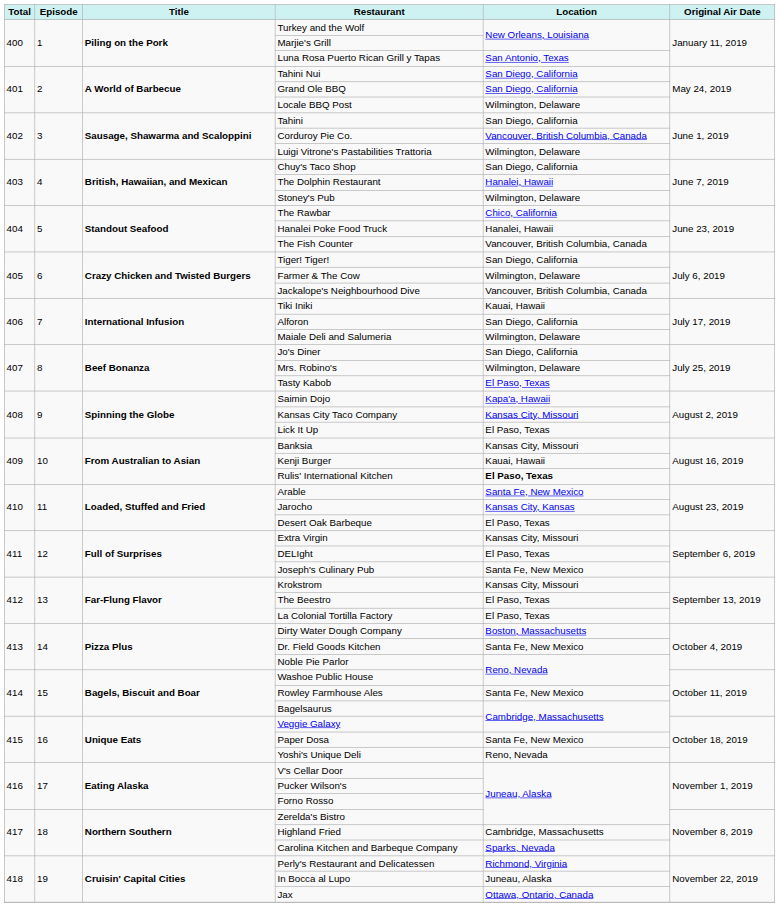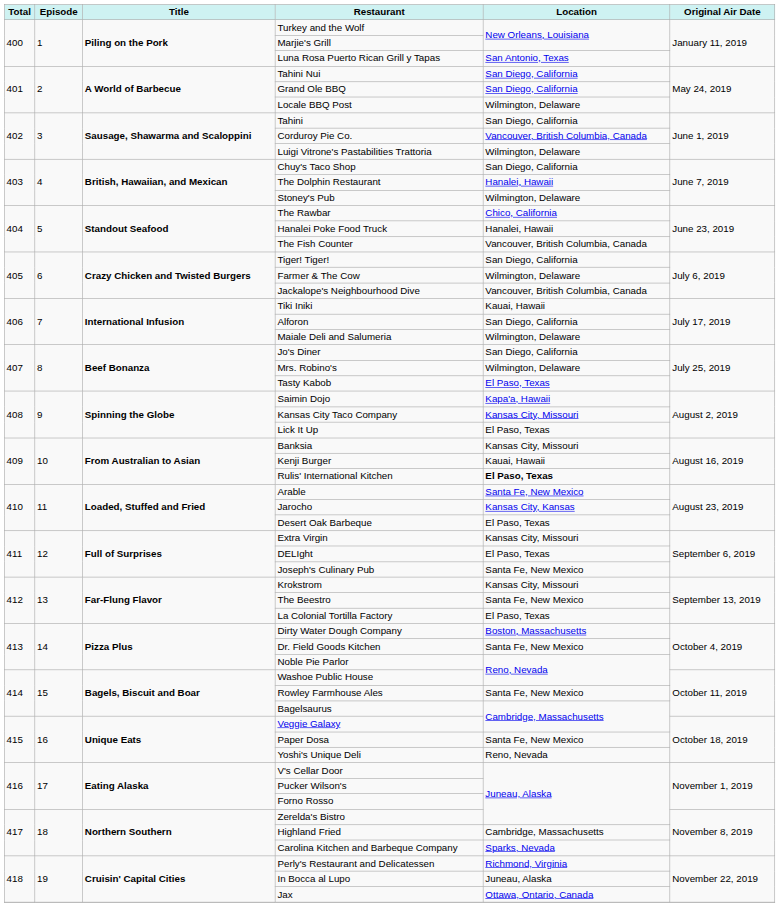(518, 600) El Paso, Texas -> (534, 600) Santa Fe, New Mexico
